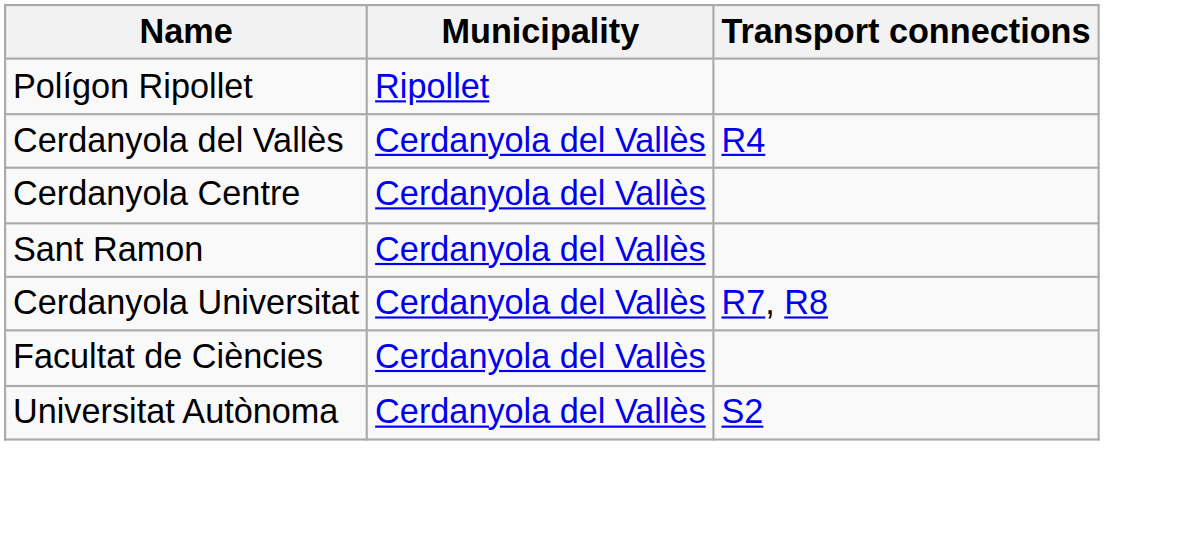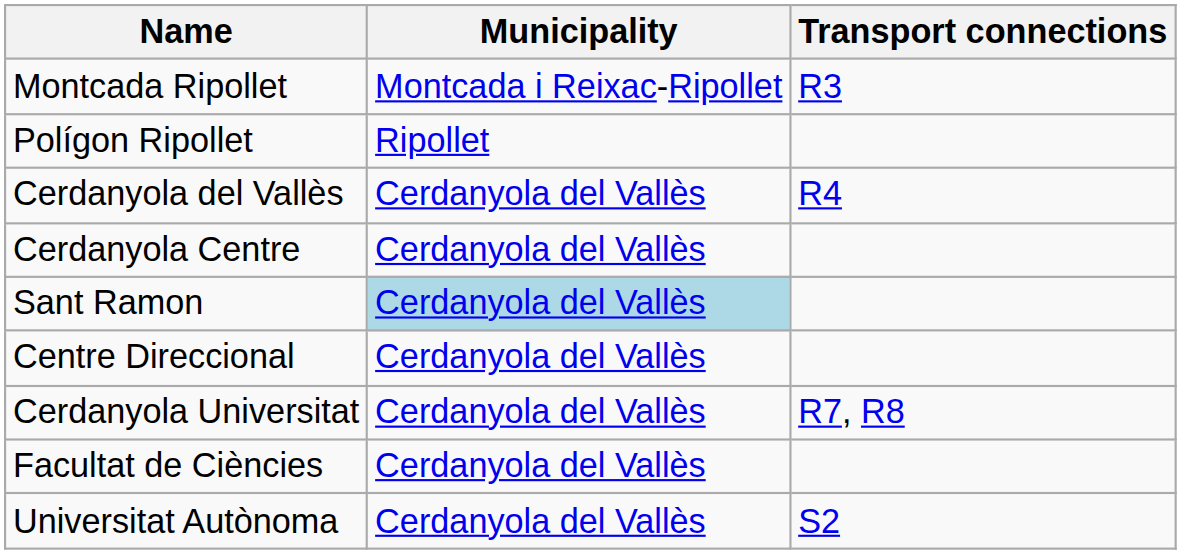+ row: (150, 85)
(540, 248) no background -> (540, 303) lightblue background
+ row: (154, 357)
